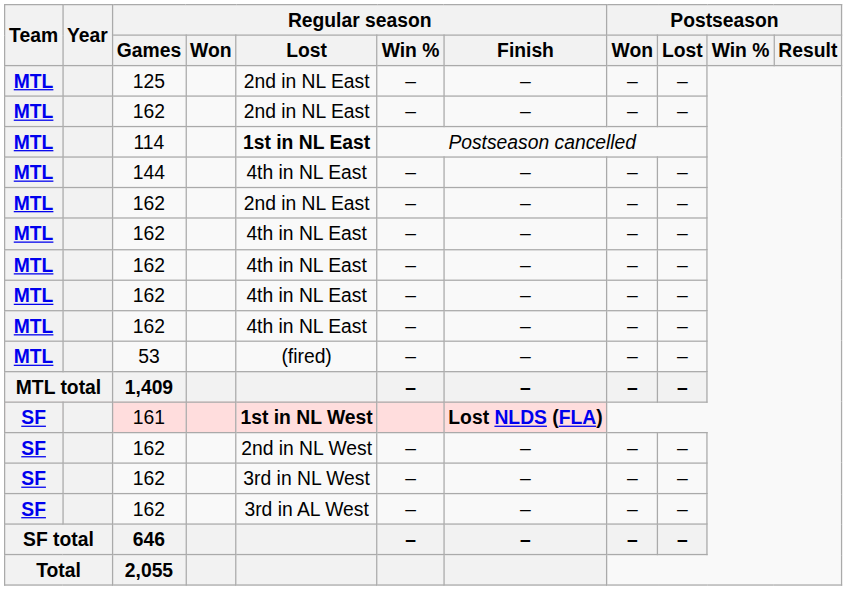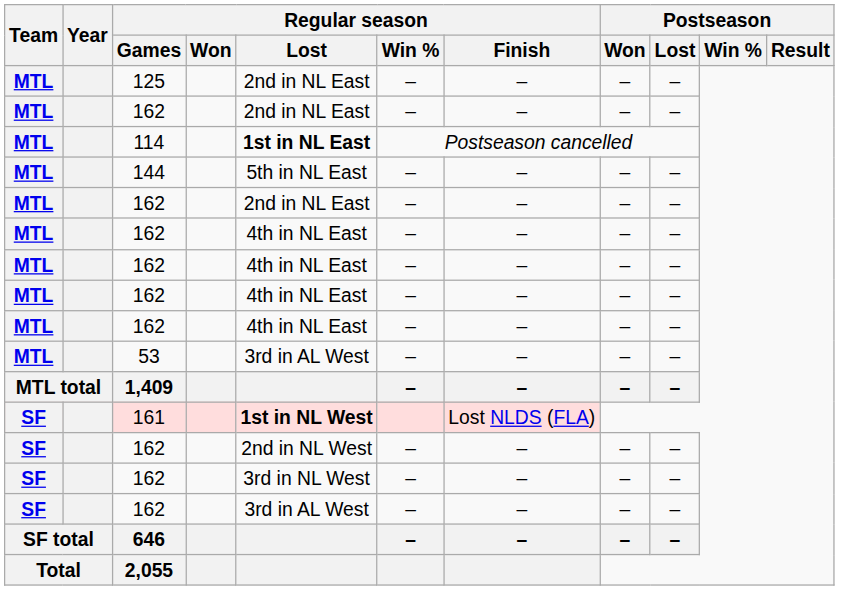(307, 173) 4th in NL East -> (307, 173) 5th in NL East
(307, 356) (fired) -> (307, 356) 3rd in AL West
(525, 417) bold -> (522, 417) normal
